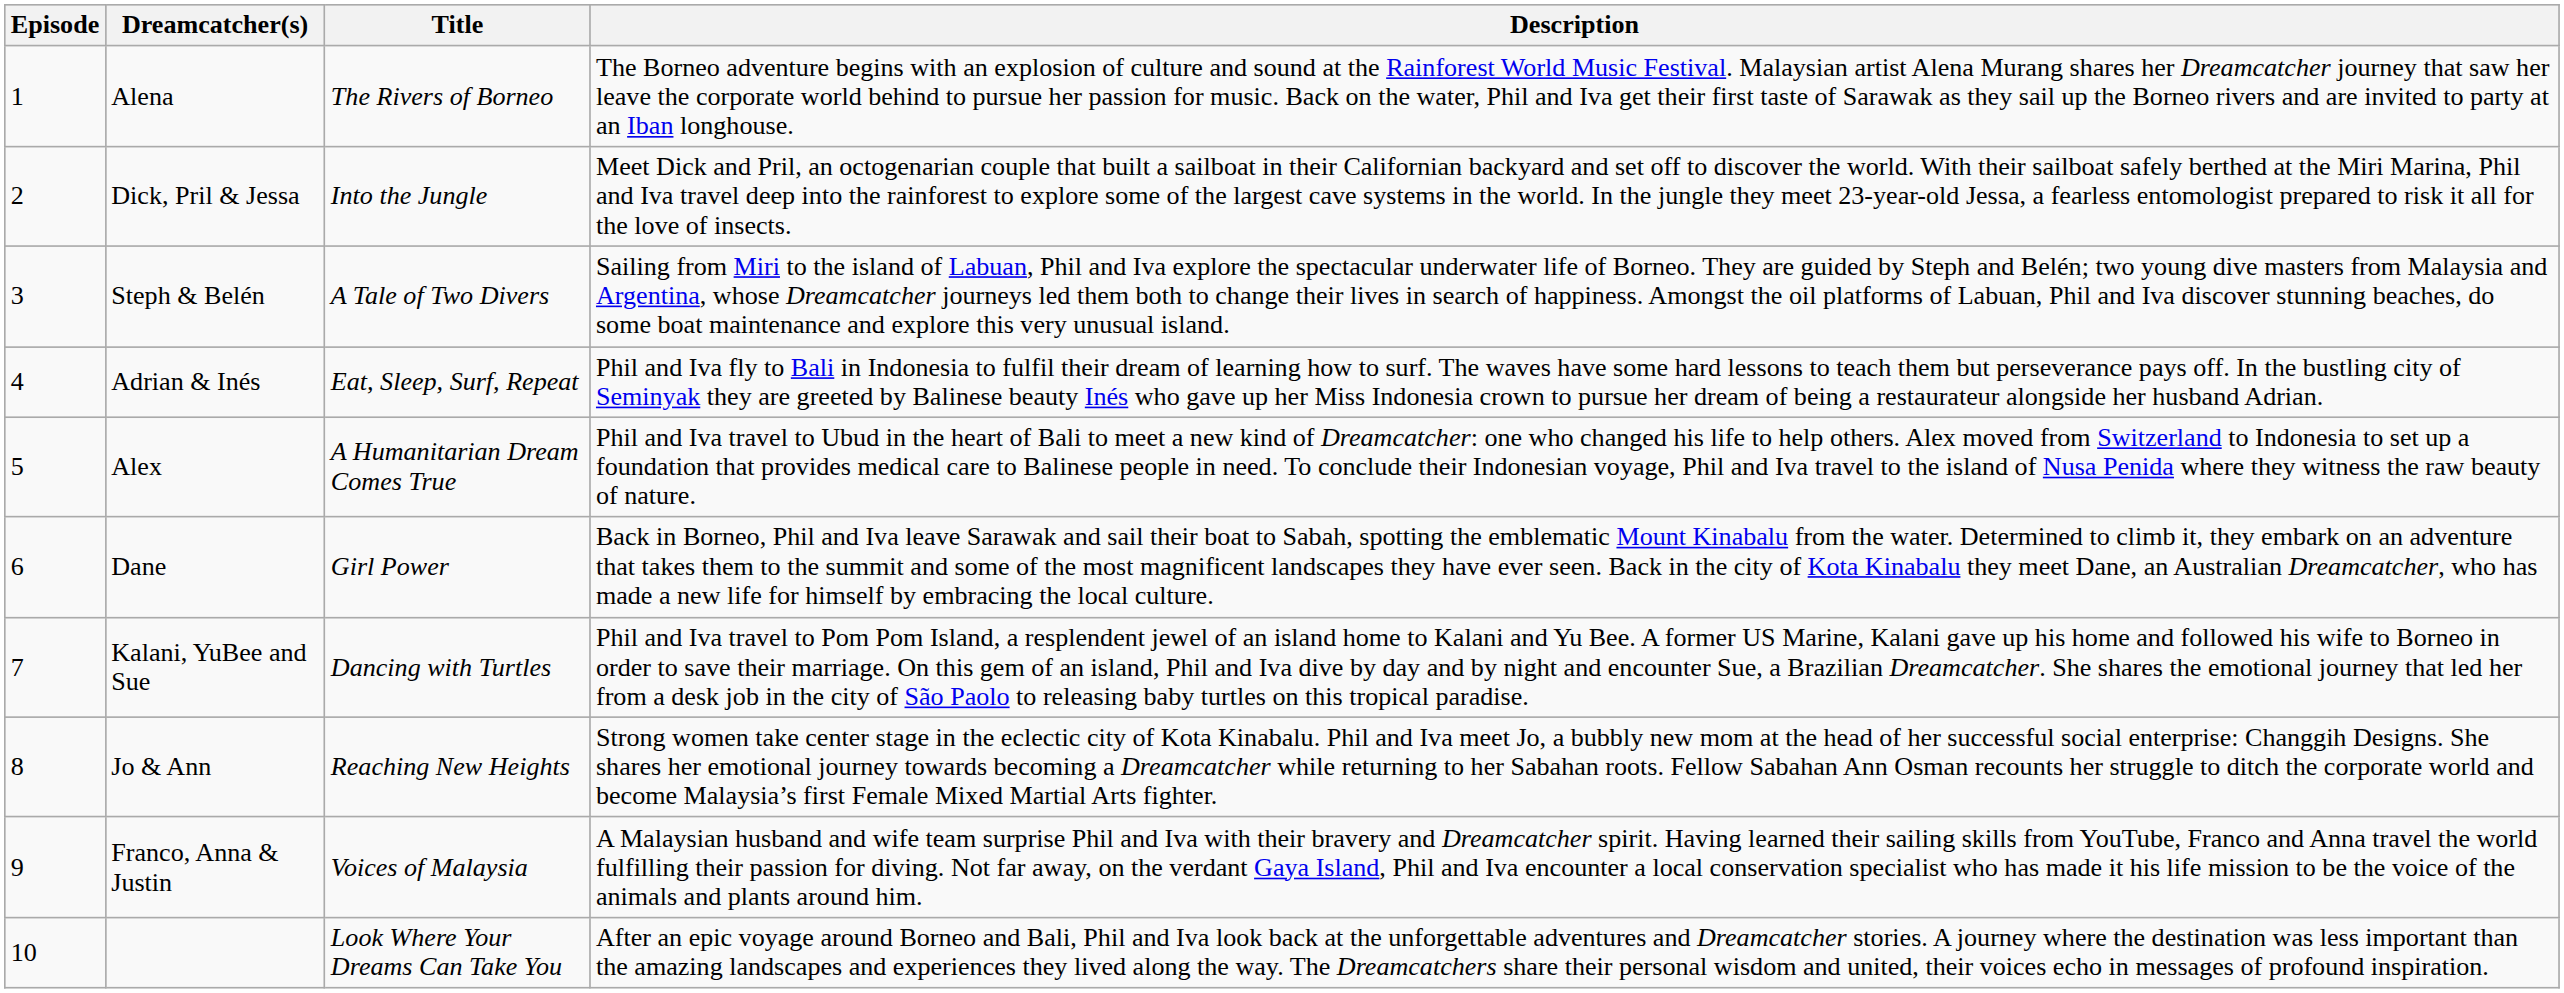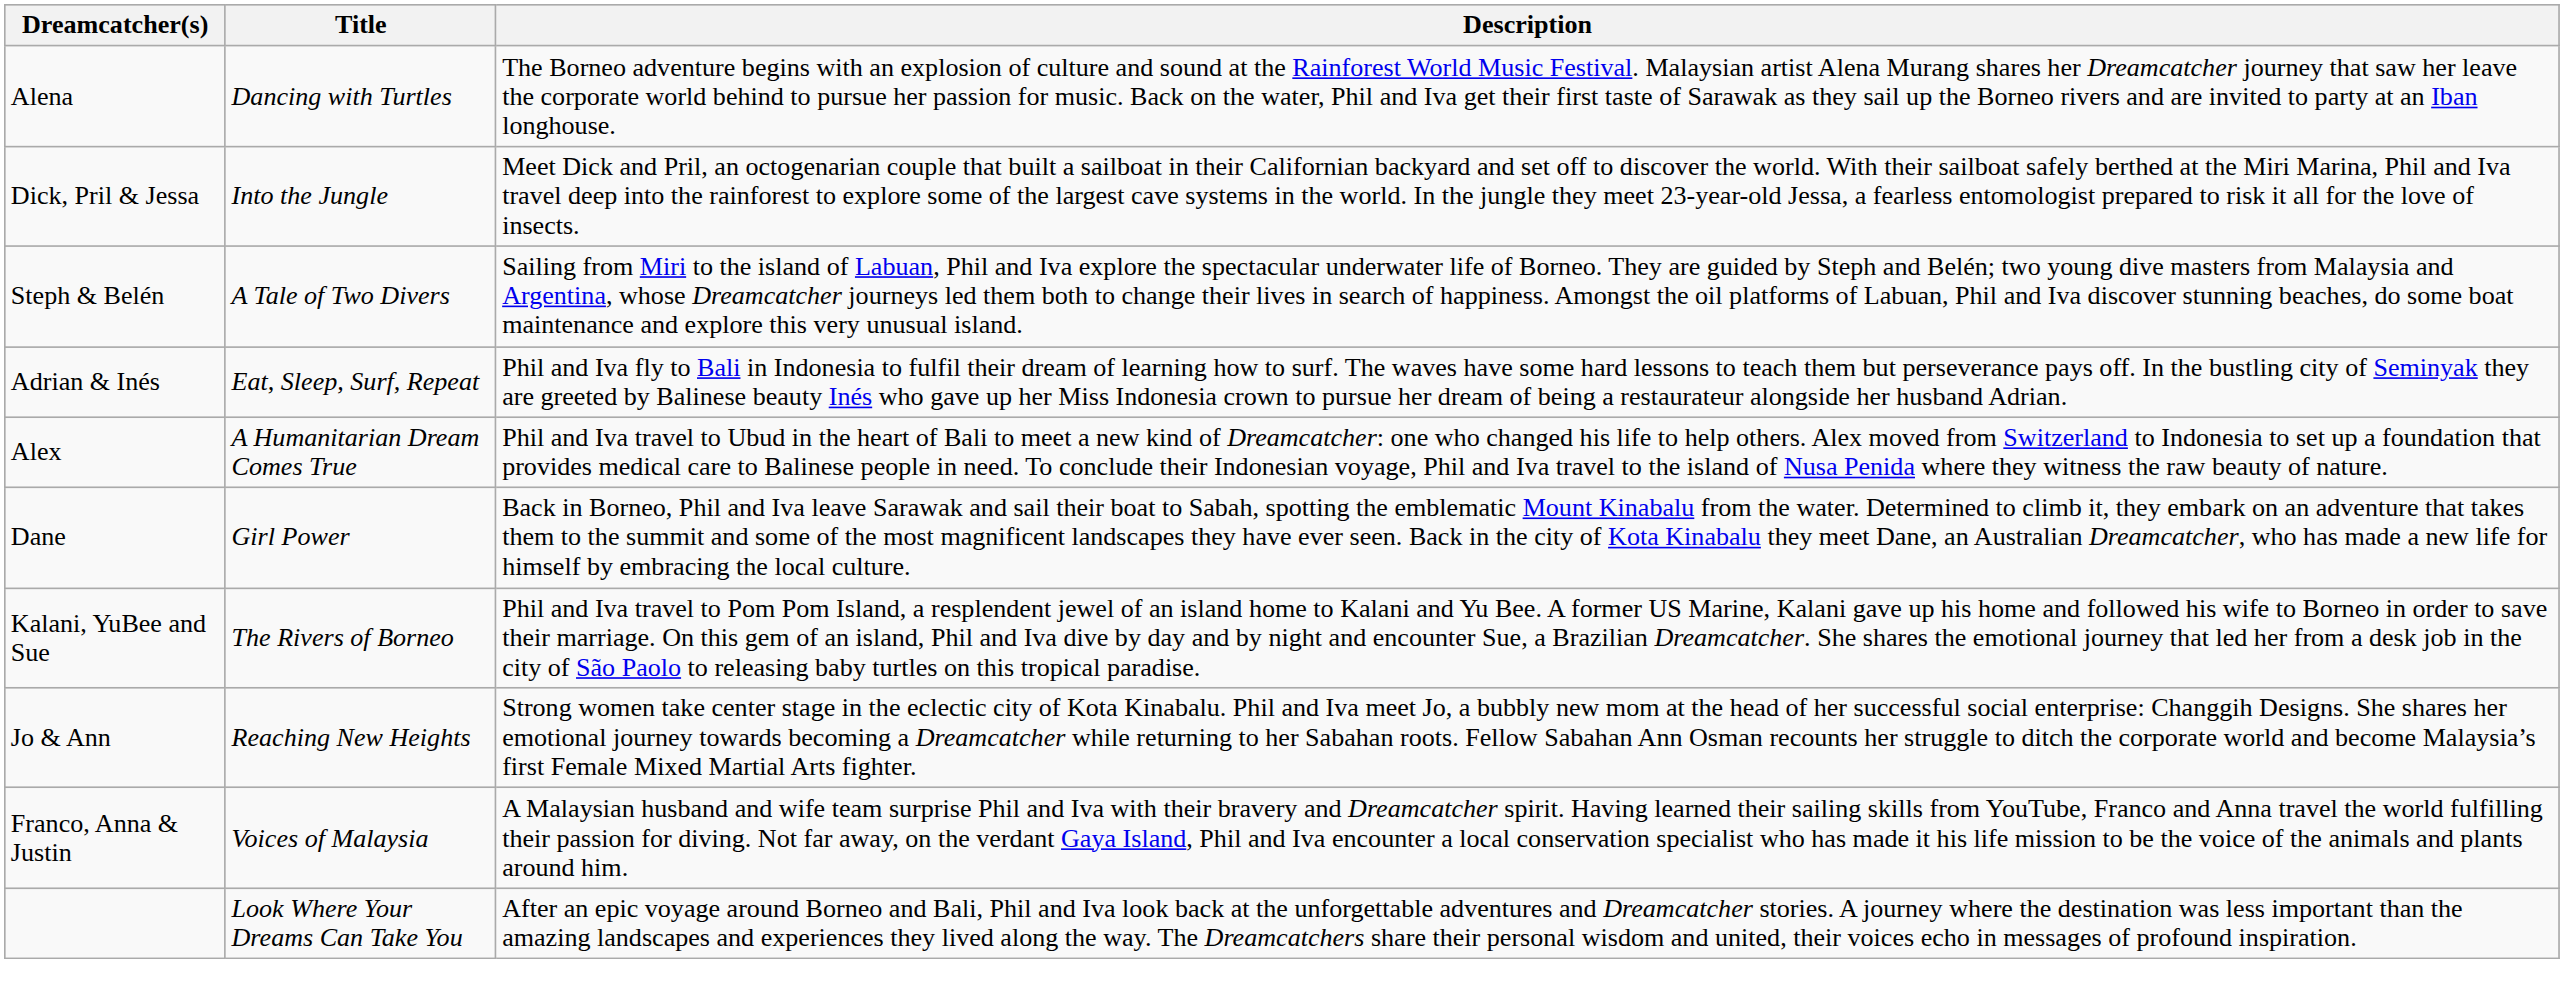- column: (55, 25)
(442, 95) The Rivers of Borneo -> (342, 95) Dancing with Turtles
(441, 666) Dancing with Turtles -> (343, 637) The Rivers of Borneo
